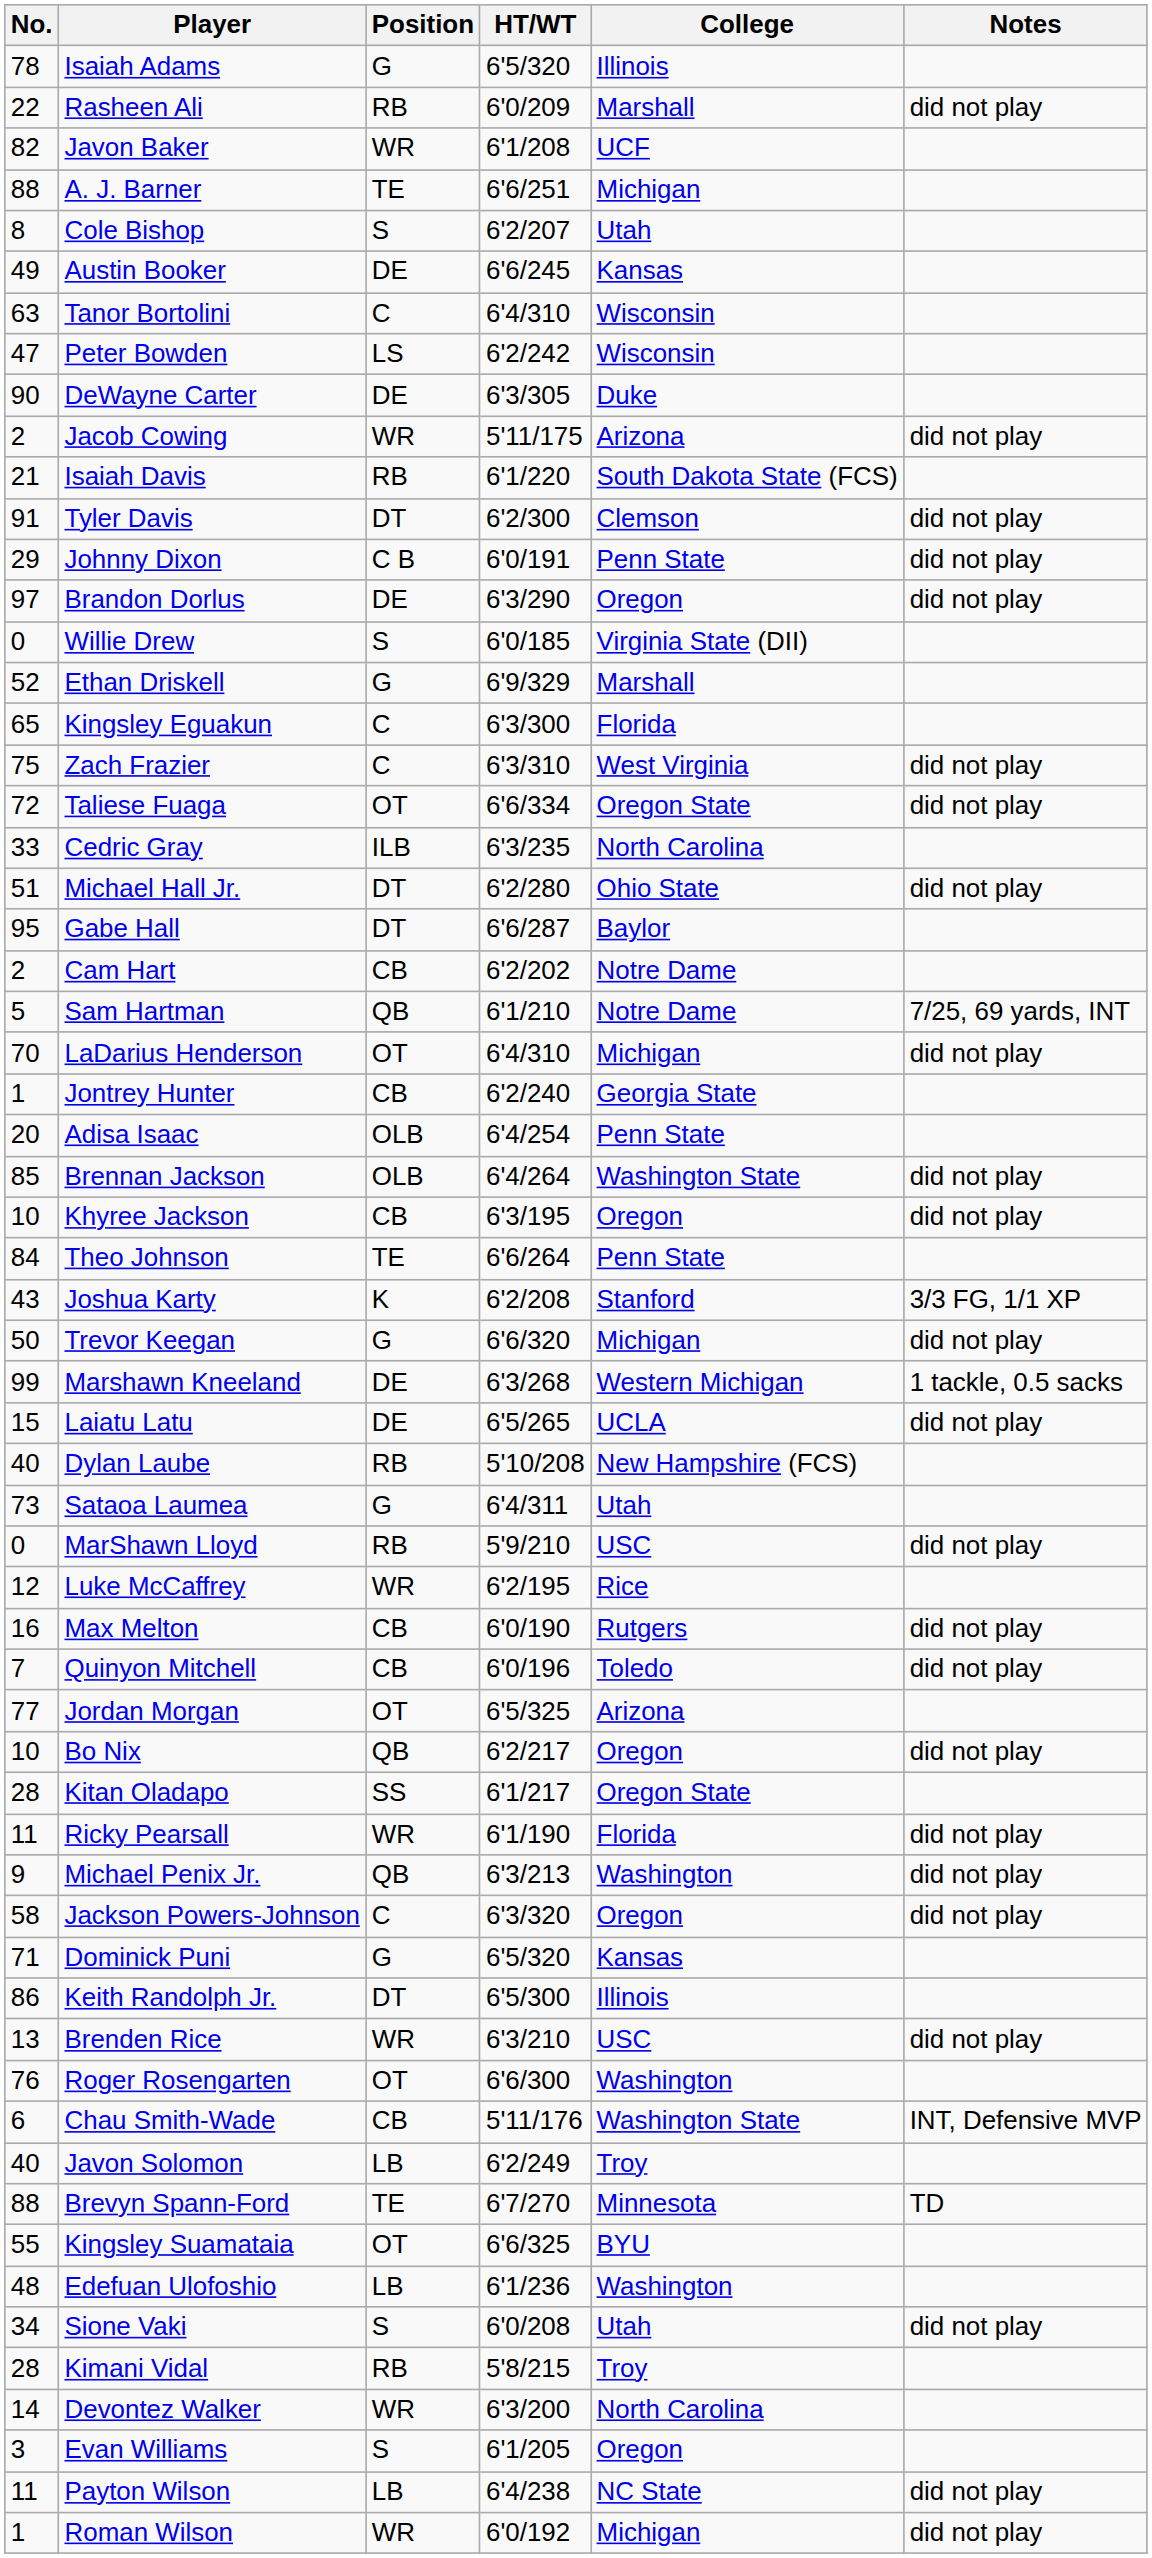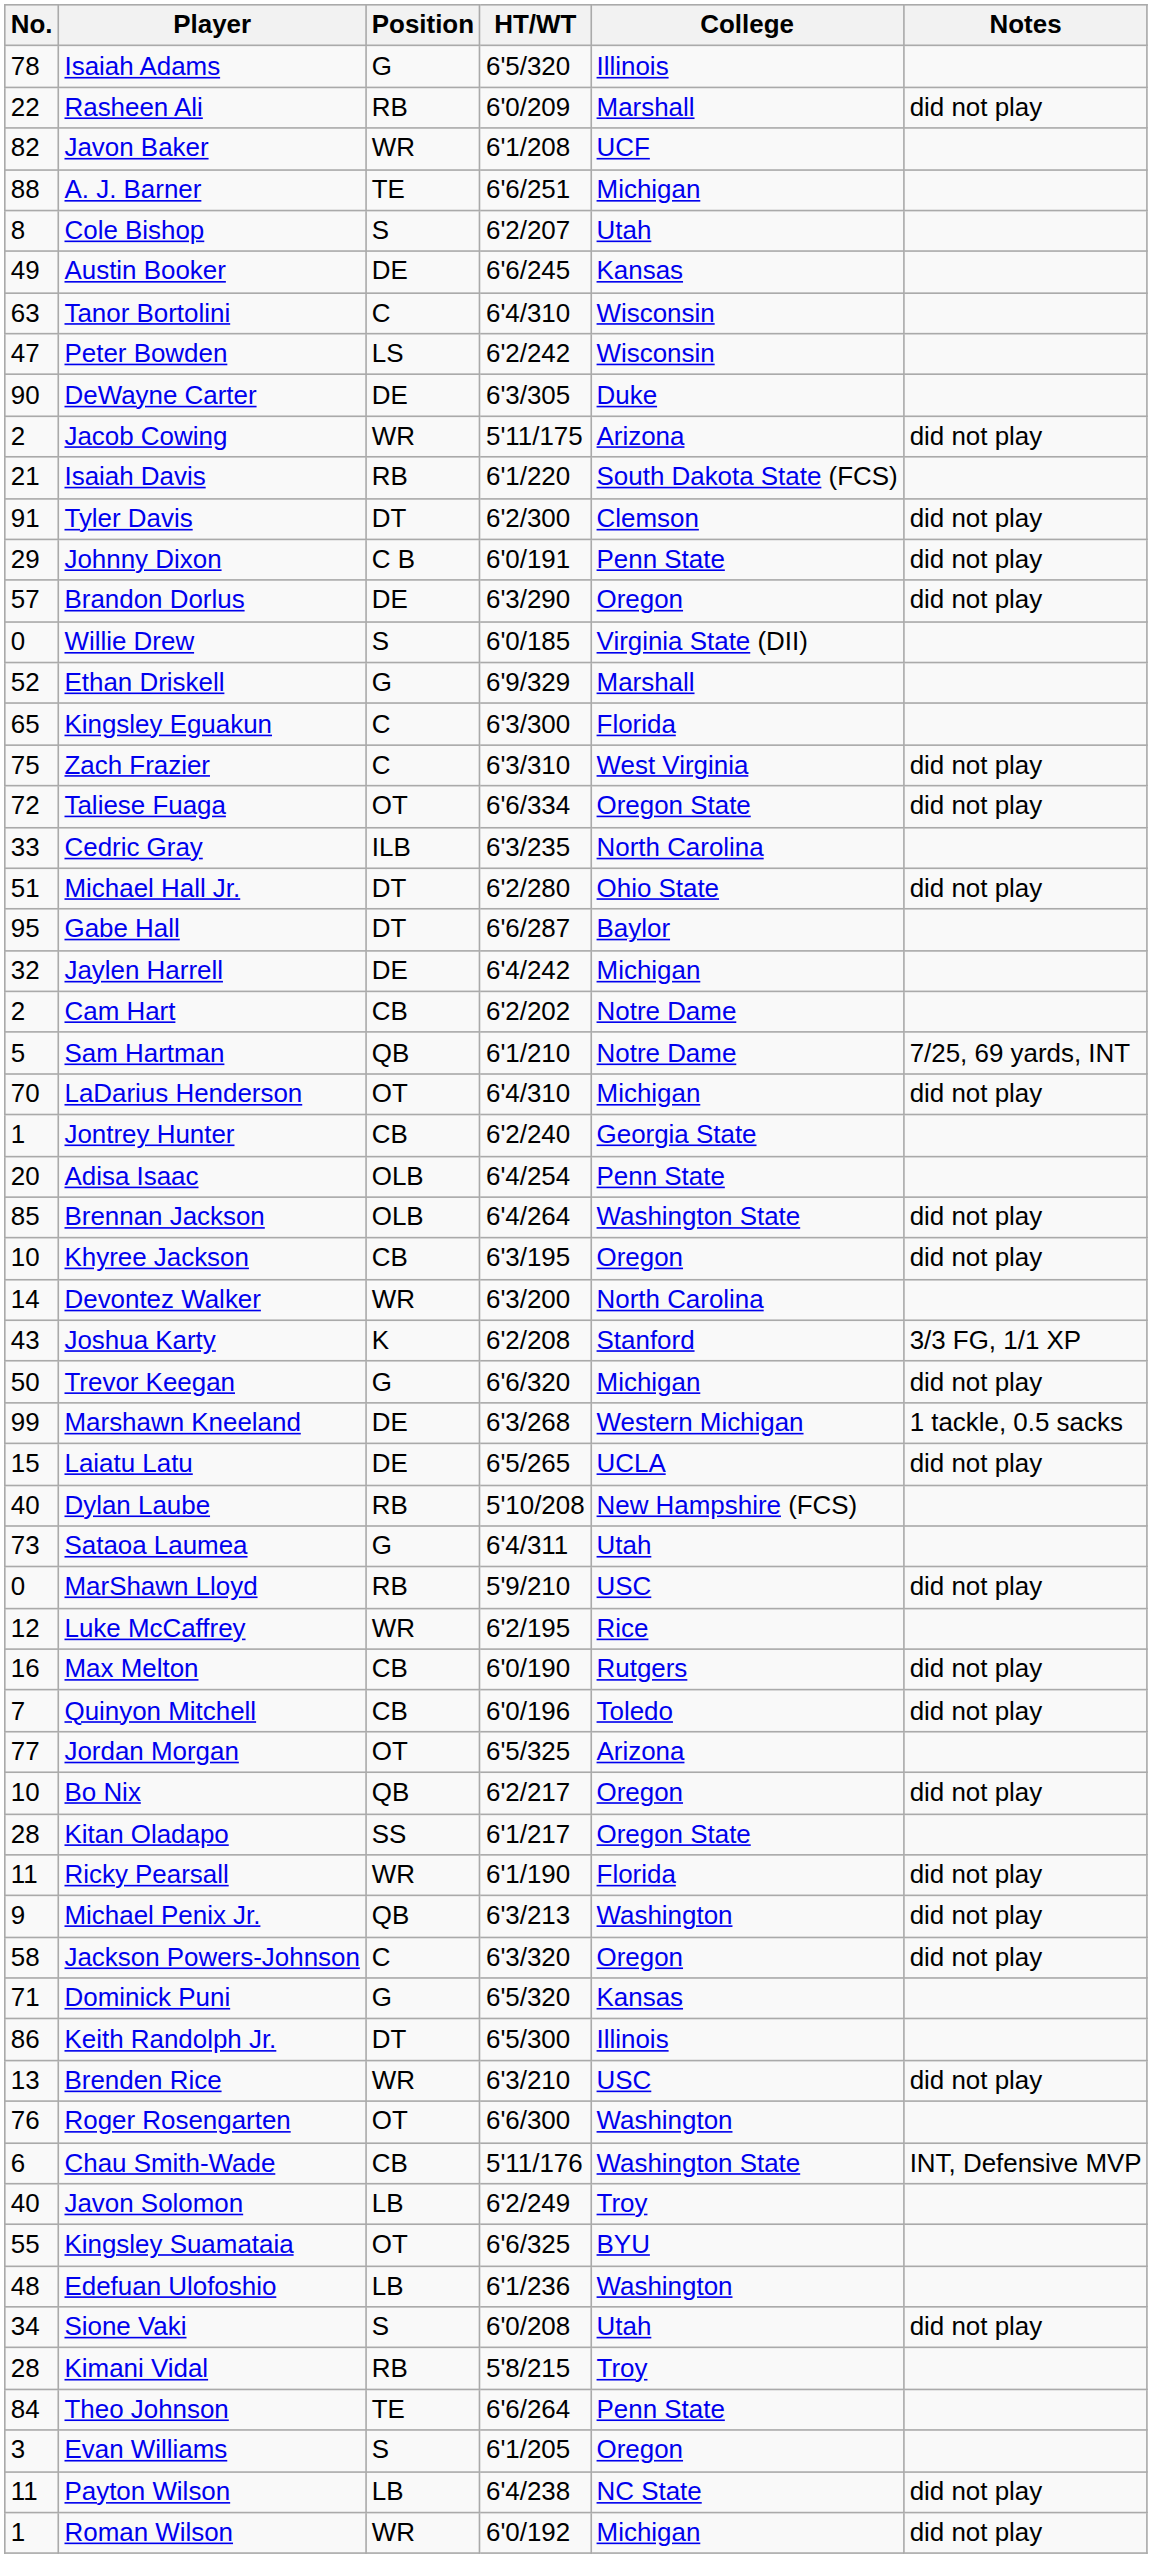(25, 600) 97 -> (25, 600) 57
+ row: (144, 970)
rows swapped: (147, 1258) <-> (163, 2409)
- row: (177, 2203)
